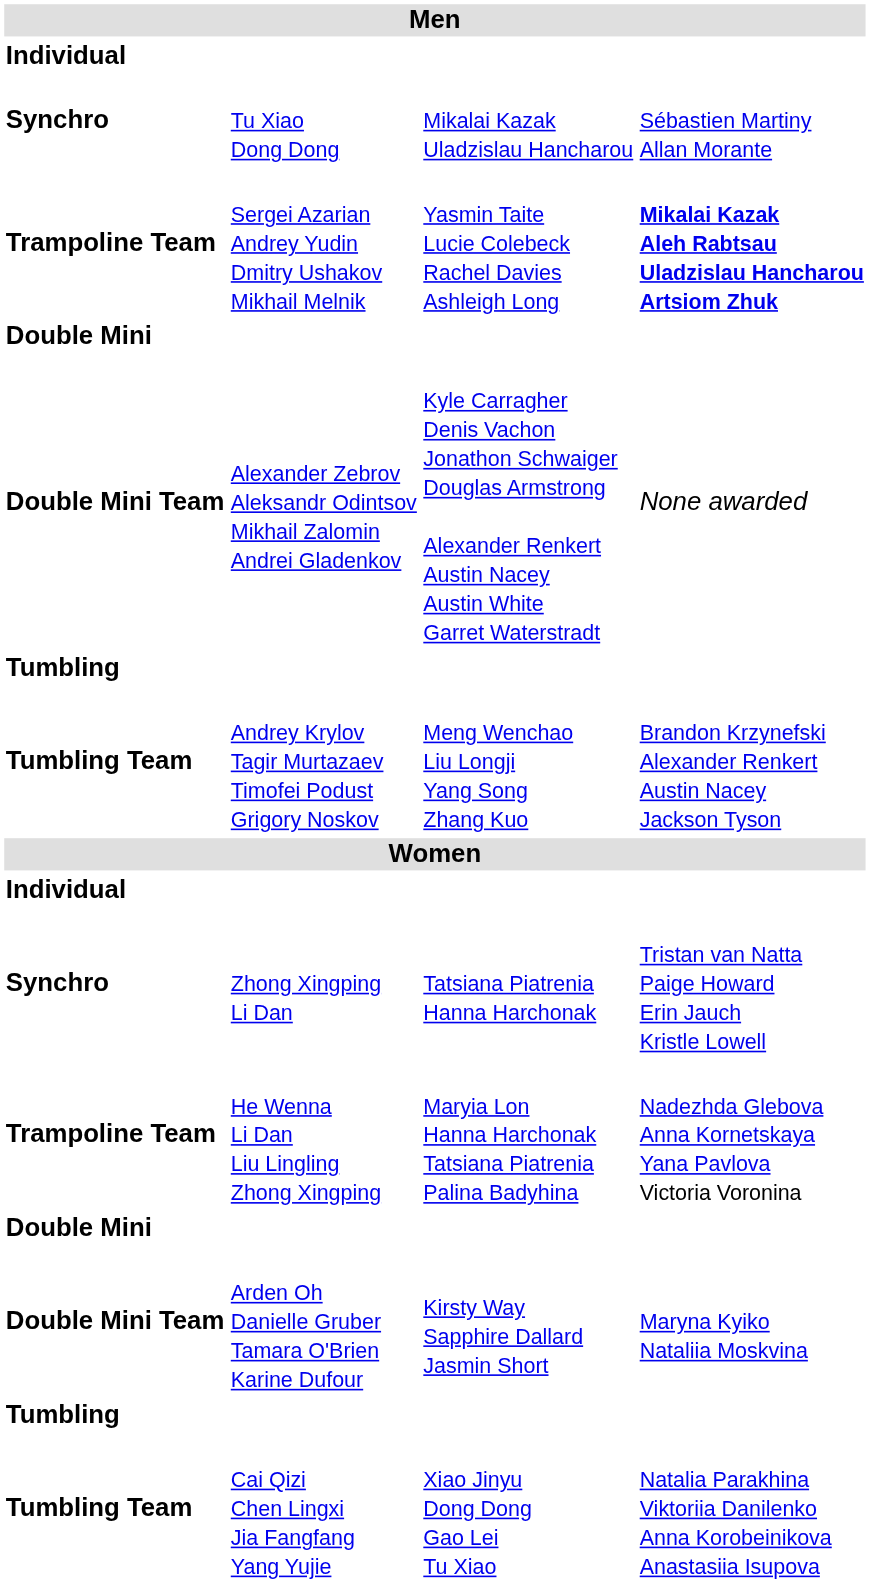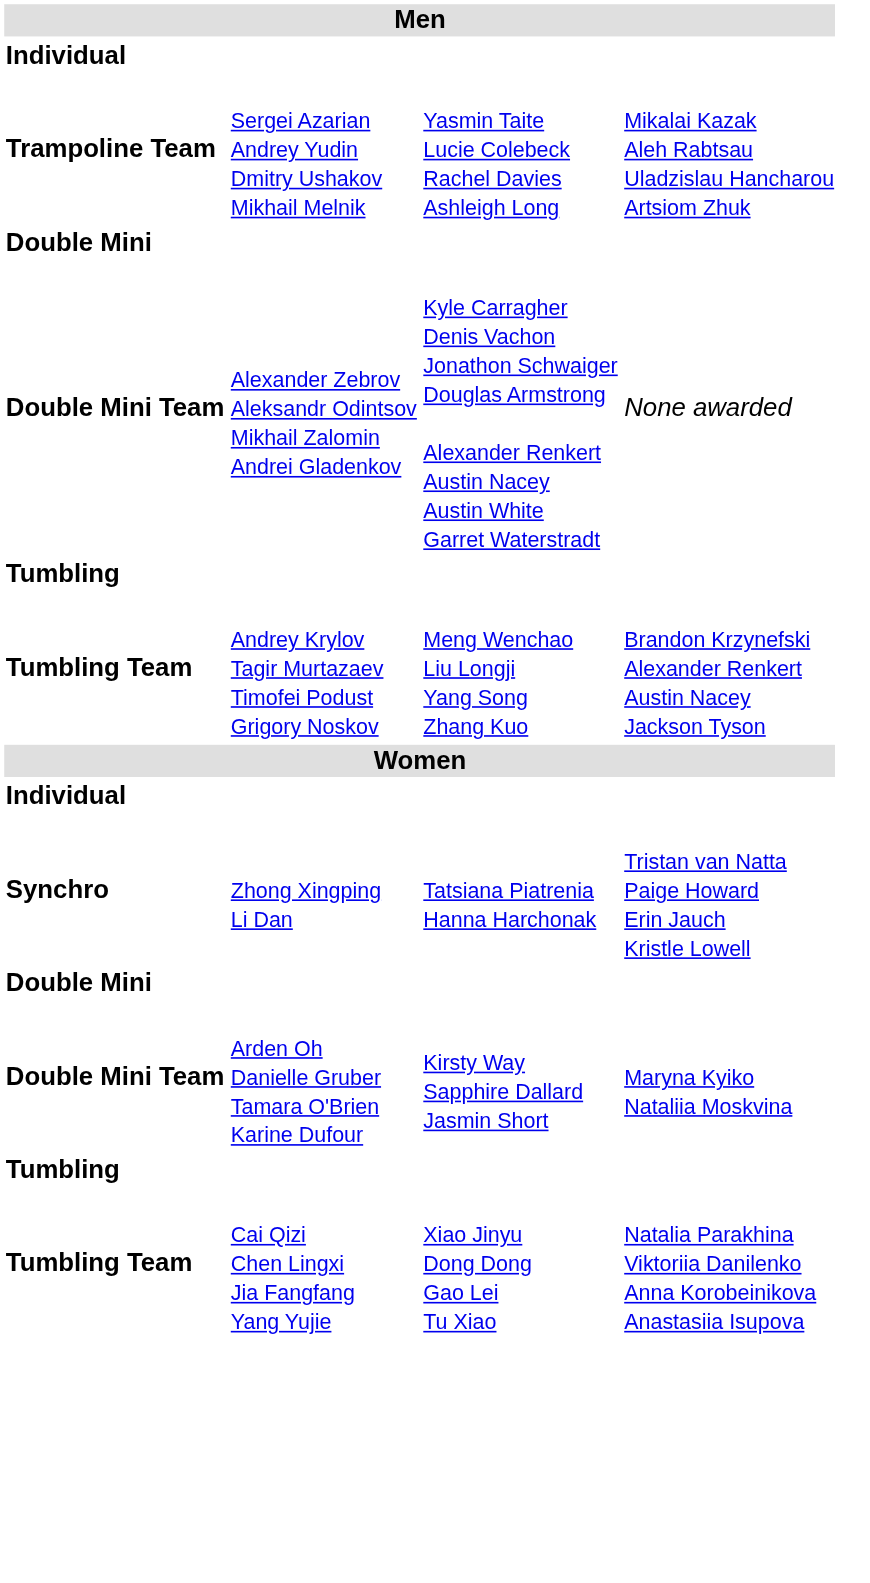- row: (57, 119)
(752, 256) bold -> (729, 164) normal
- row: (111, 1134)
